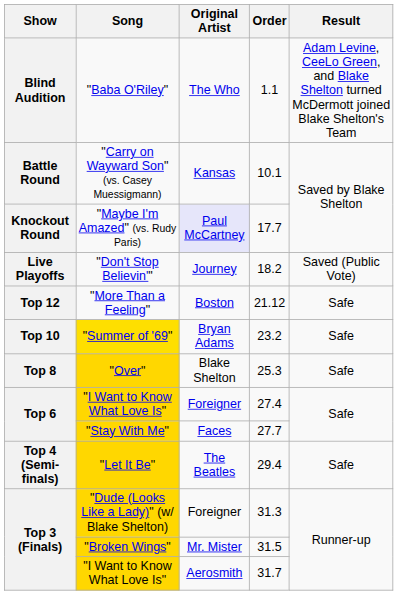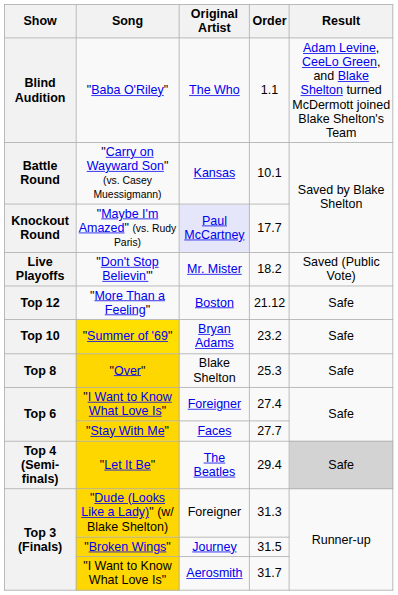(214, 269) Journey -> (214, 269) Mr. Mister
(341, 465) no background -> (341, 465) lightgrey background
(214, 546) Mr. Mister -> (214, 546) Journey
